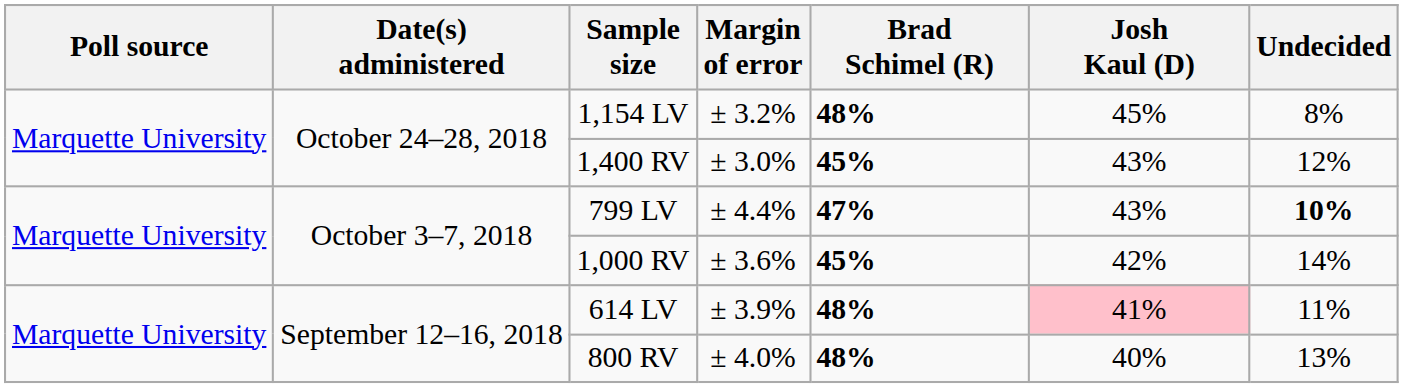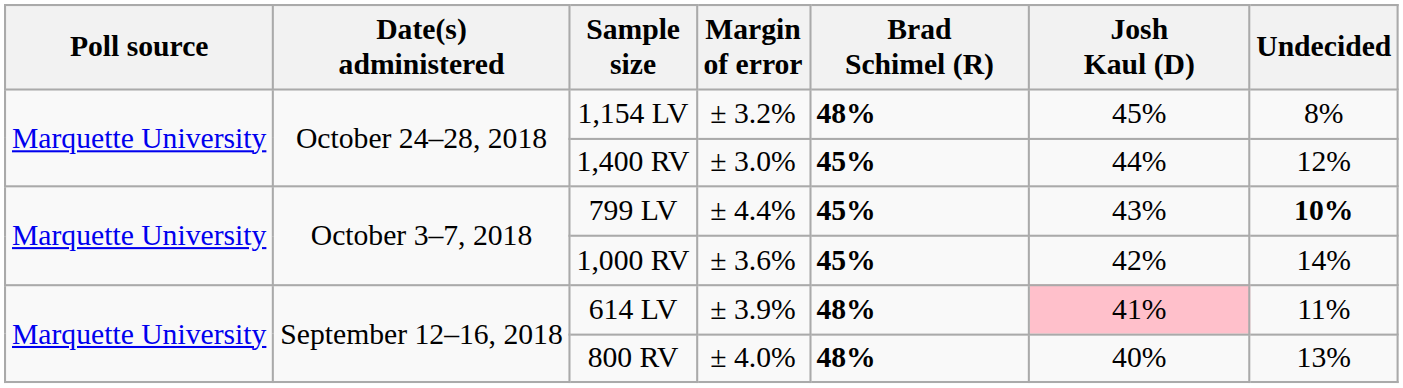(1139, 162) 43% -> (1139, 162) 44%
(846, 211) 47% -> (846, 211) 45%
